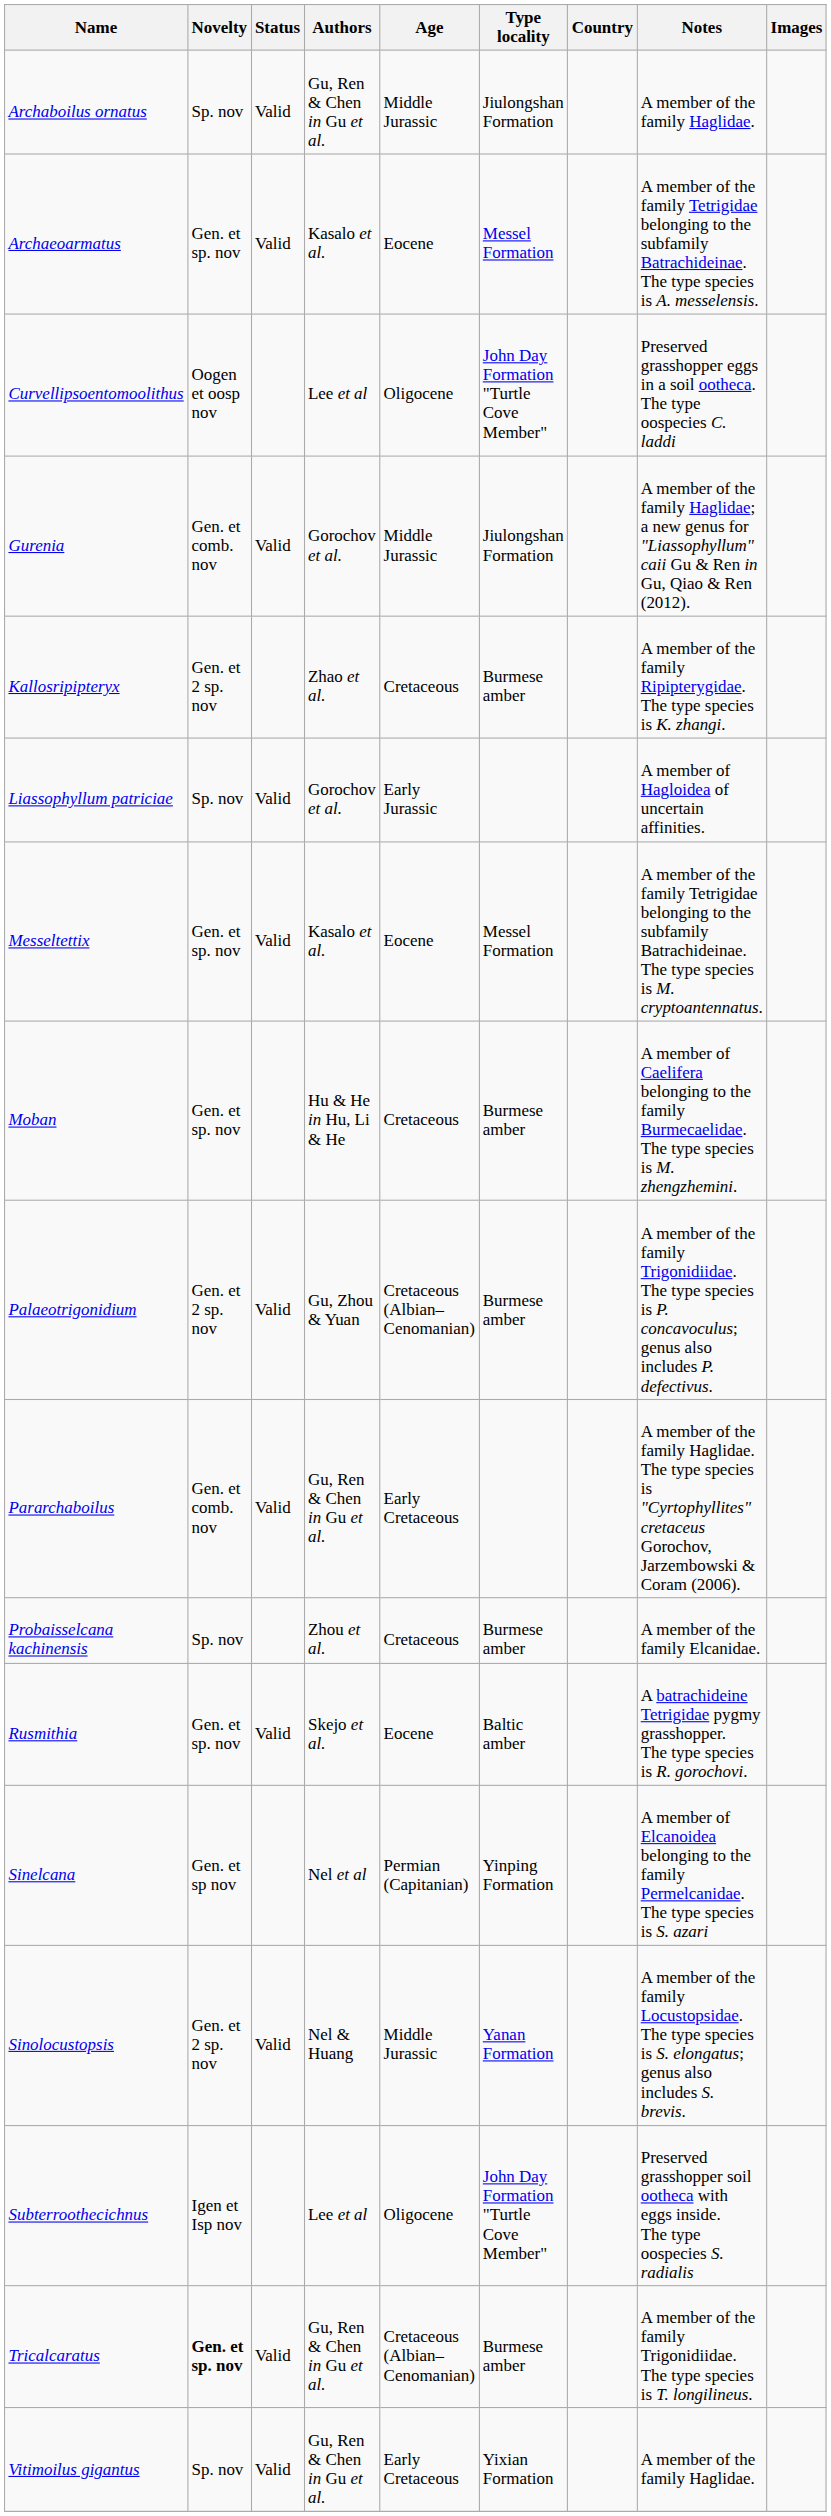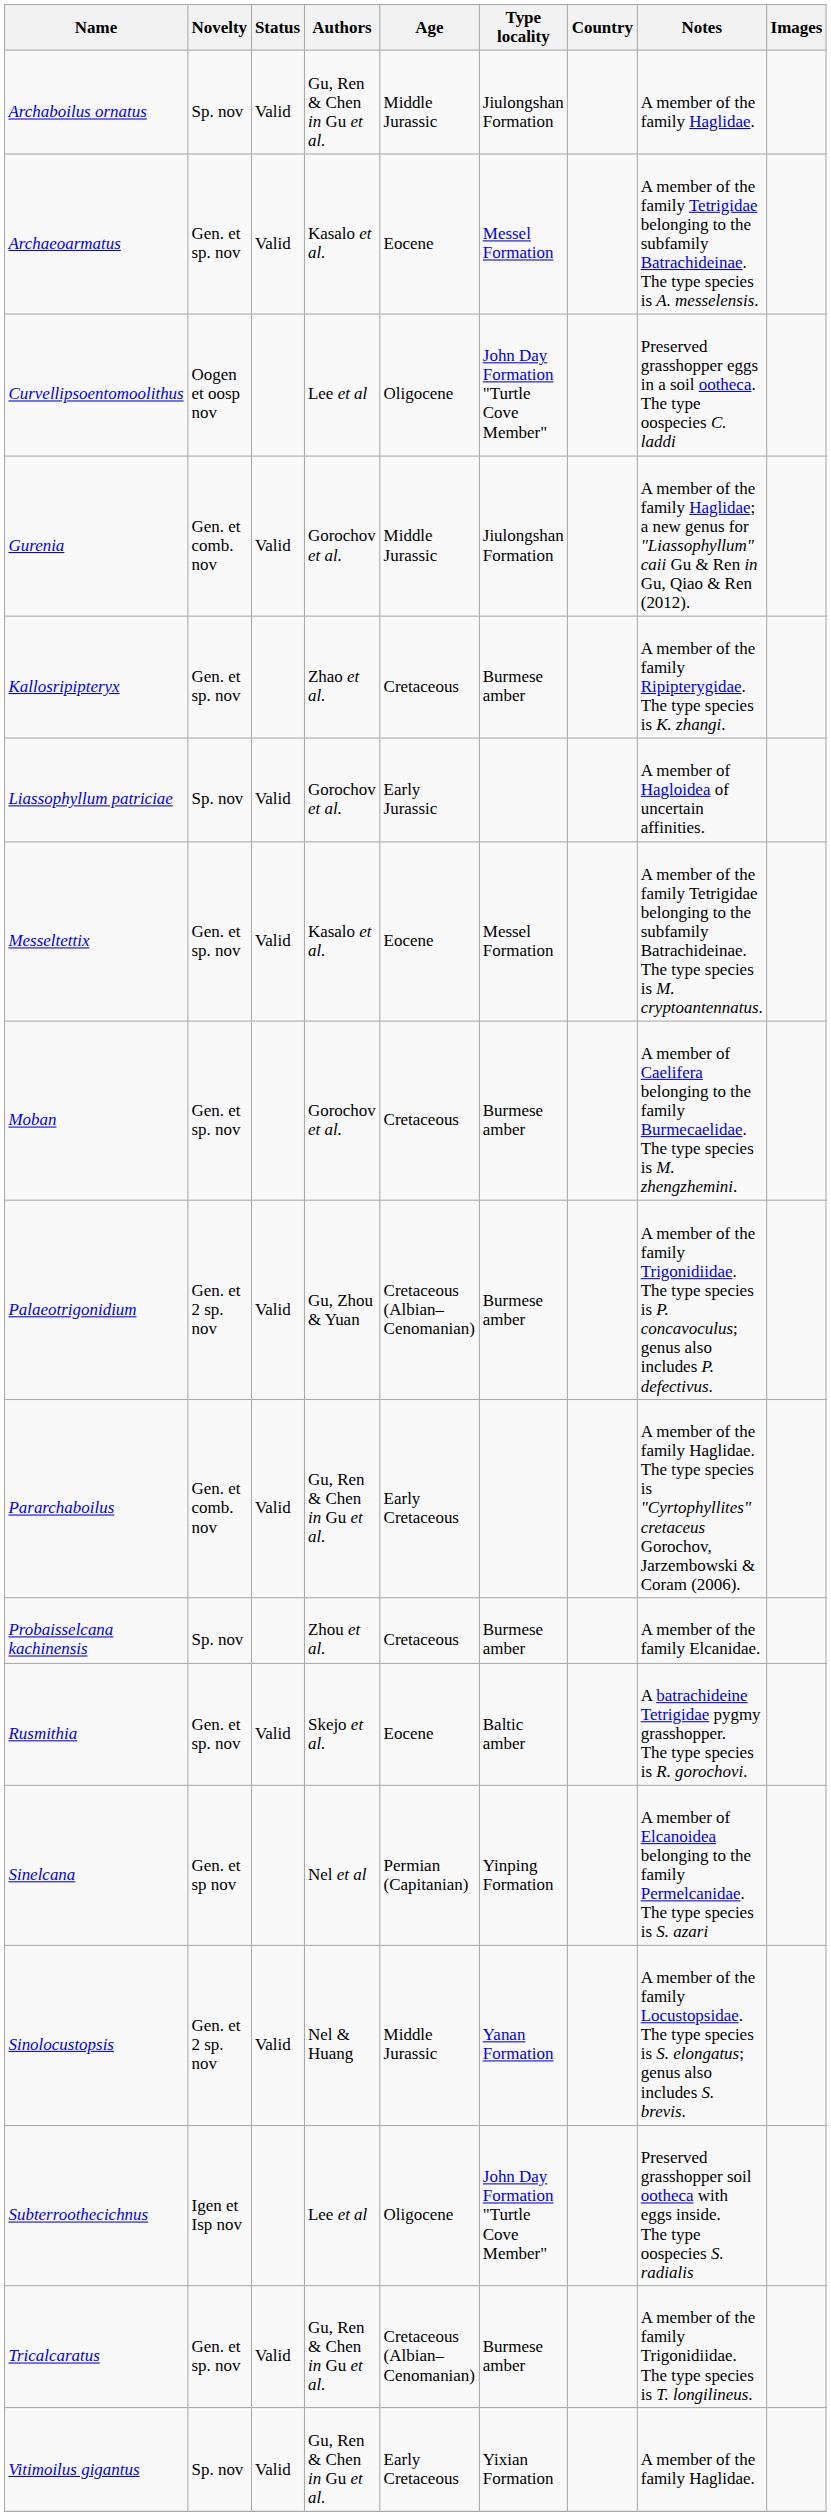(216, 686) Gen. et 2 sp. nov -> (216, 686) Gen. et sp. nov
(339, 1120) Hu & He in Hu, Li & He -> (342, 1120) Gorochov et al.
(217, 2356) bold -> (216, 2356) normal
